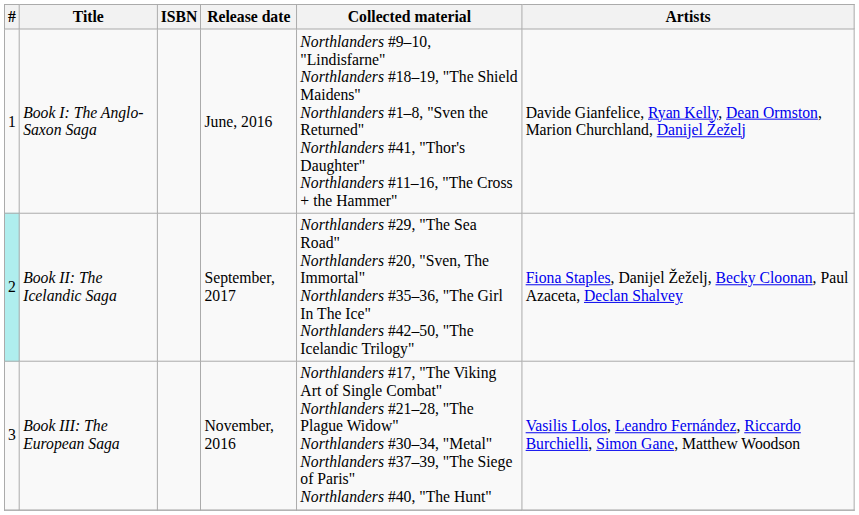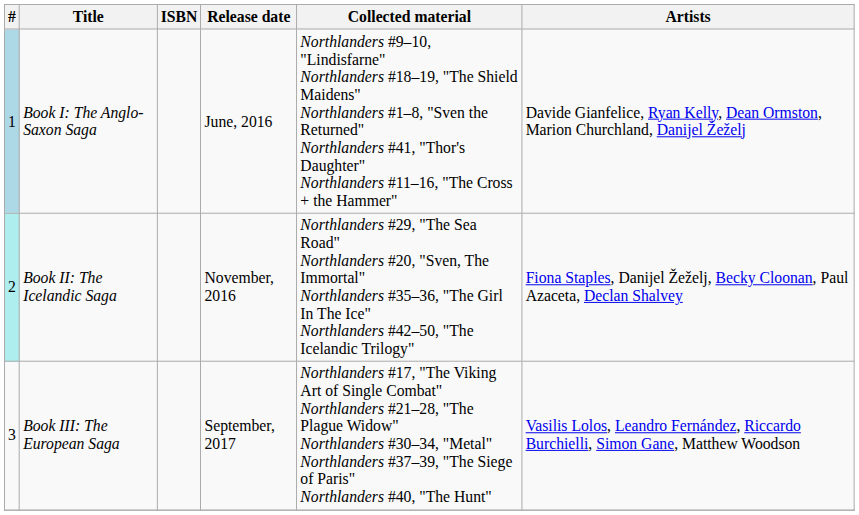(12, 121) no background -> (12, 121) lightblue background
(240, 287) September, 2017 -> (239, 287) November, 2016
(239, 435) November, 2016 -> (240, 435) September, 2017
